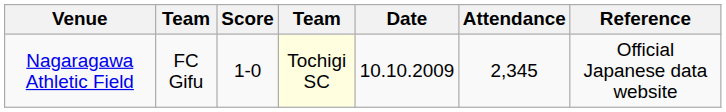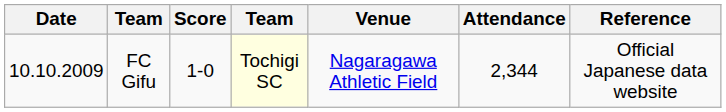columns swapped: (407, 19) <-> (80, 19)
(514, 70) 2,345 -> (514, 70) 2,344
